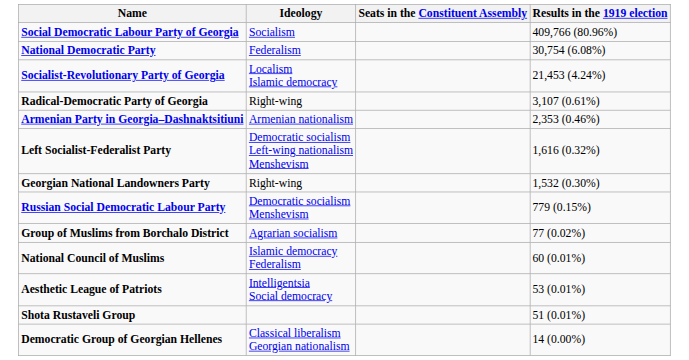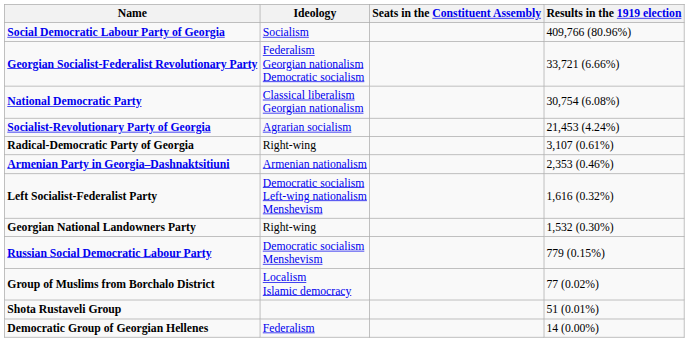+ row: (132, 63)
(275, 50) Federalism -> (313, 102) Classical liberalism Georgian nationalism
(293, 75) Localism Islamic democracy -> (307, 127) Agrarian socialism
(293, 233) Agrarian socialism -> (307, 284) Localism Islamic democracy
- row: (93, 258)
- row: (91, 289)
(299, 339) Classical liberalism Georgian nationalism -> (289, 328) Federalism
